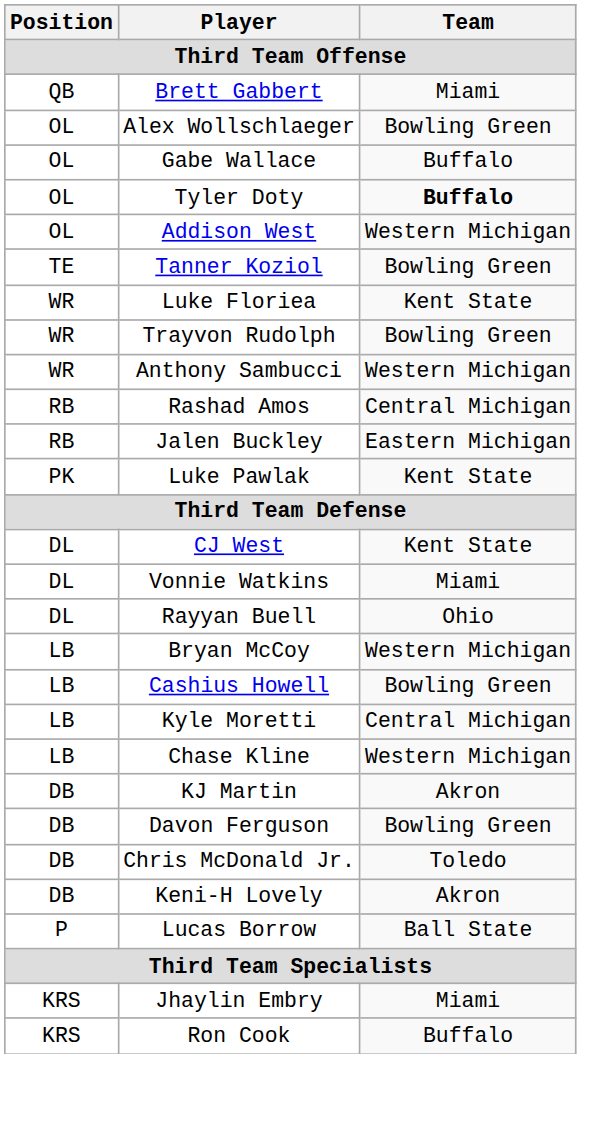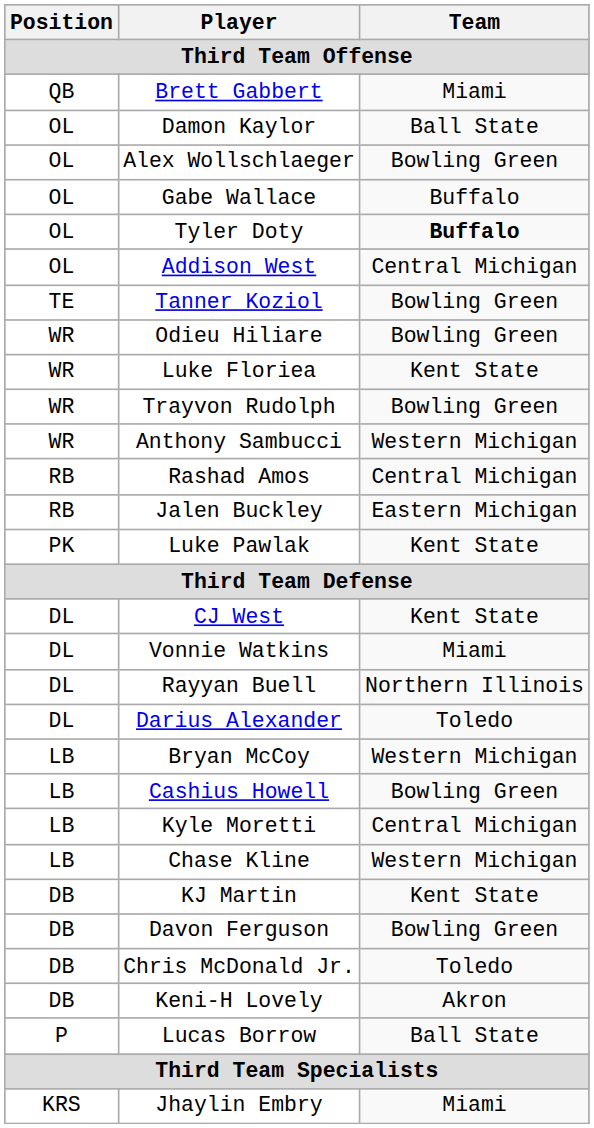+ row: (239, 127)
(468, 232) Western Michigan -> (474, 267) Central Michigan
+ row: (239, 337)
(468, 617) Ohio -> (474, 687) Northern Illinois
+ row: (239, 721)
(468, 791) Akron -> (474, 896) Kent State
- row: (239, 1036)
